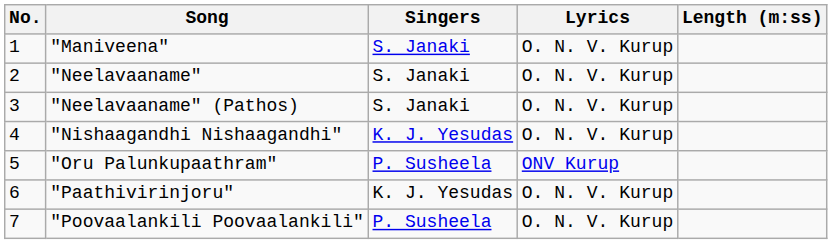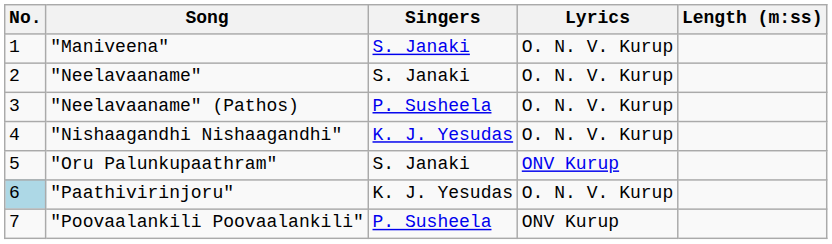(421, 107) S. Janaki -> (432, 107) P. Susheela
(432, 165) P. Susheela -> (421, 165) S. Janaki
(14, 194) no background -> (14, 194) lightblue background
(598, 223) O. N. V. Kurup -> (570, 223) ONV Kurup
